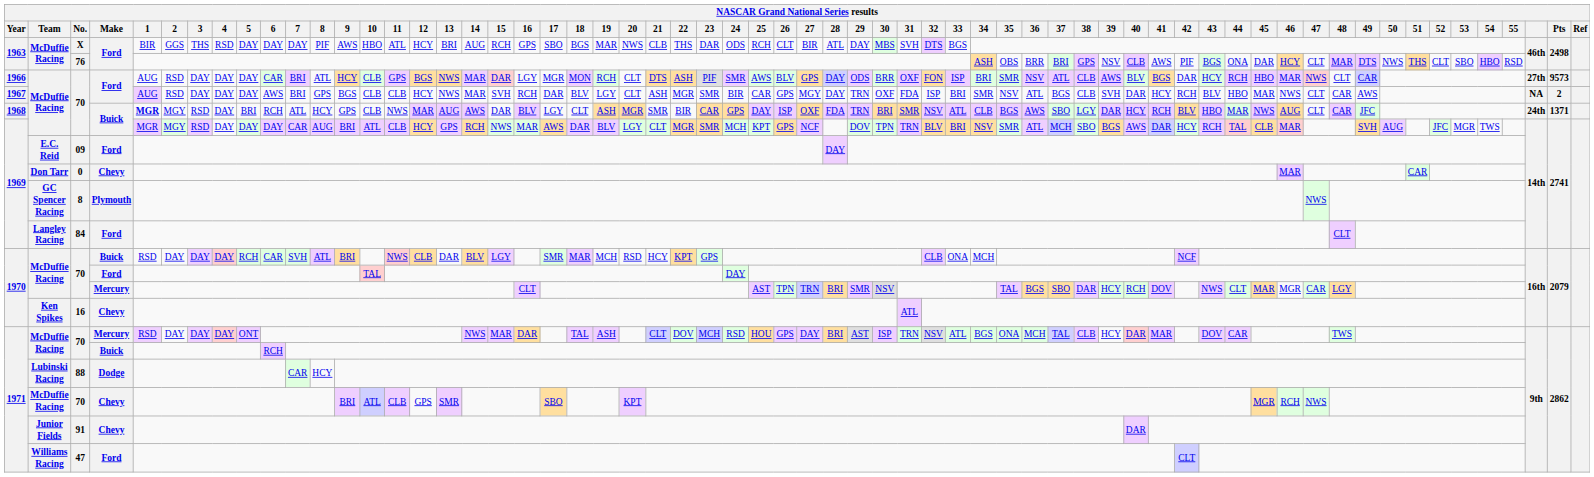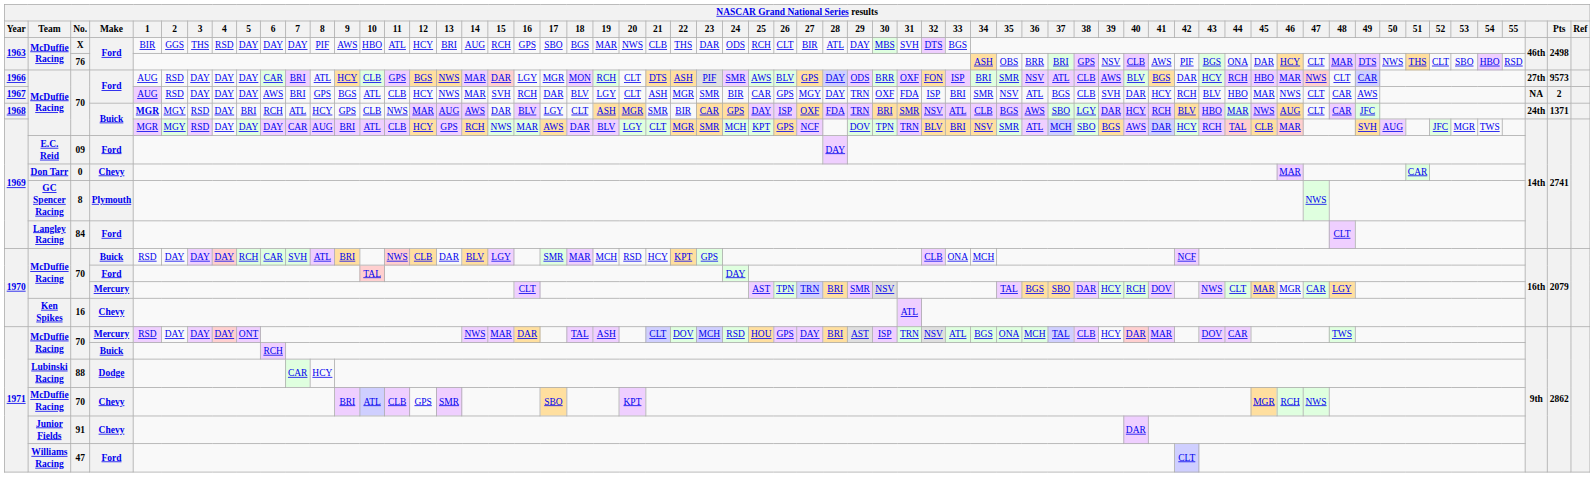(372, 94) CLB -> (372, 94) ATL
